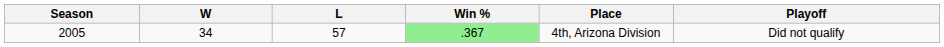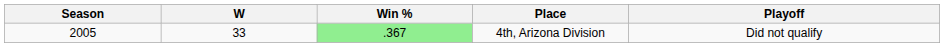- column: (339, 14)
(206, 33) 34 -> (239, 33) 33
